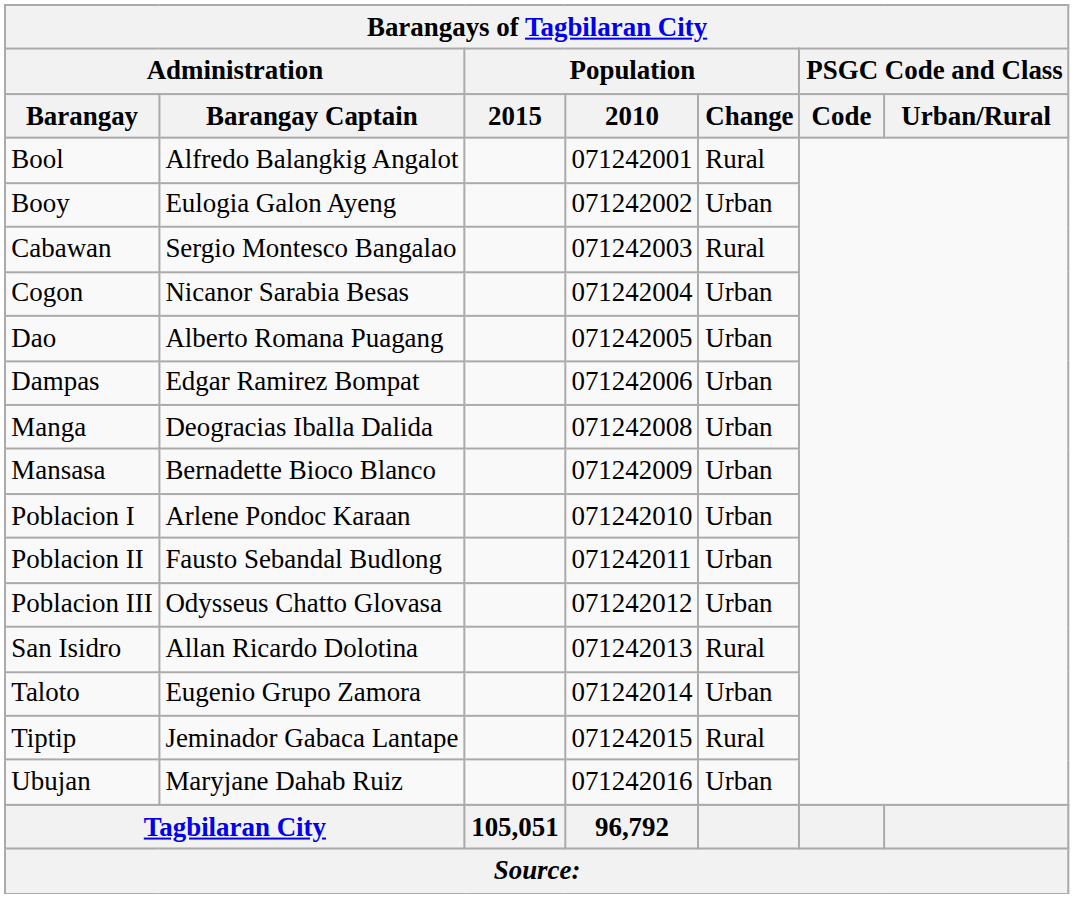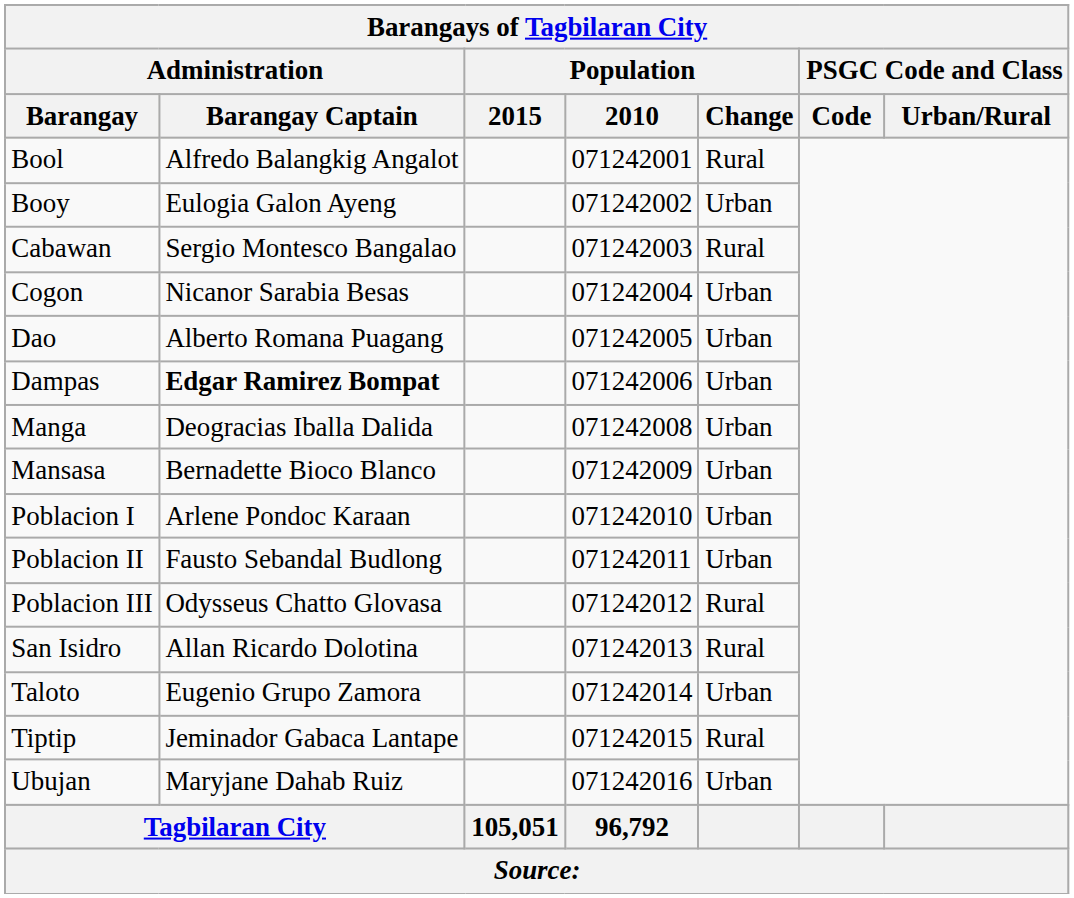(292, 381) normal -> (302, 381) bold
(739, 603) Urban -> (735, 603) Rural
